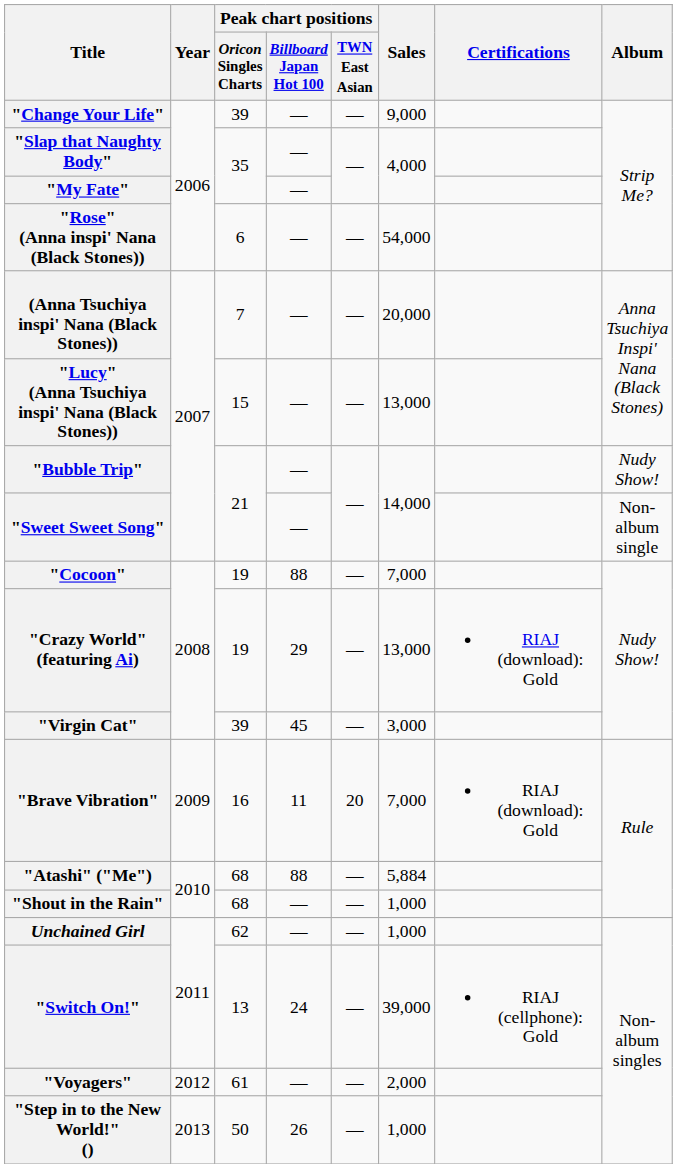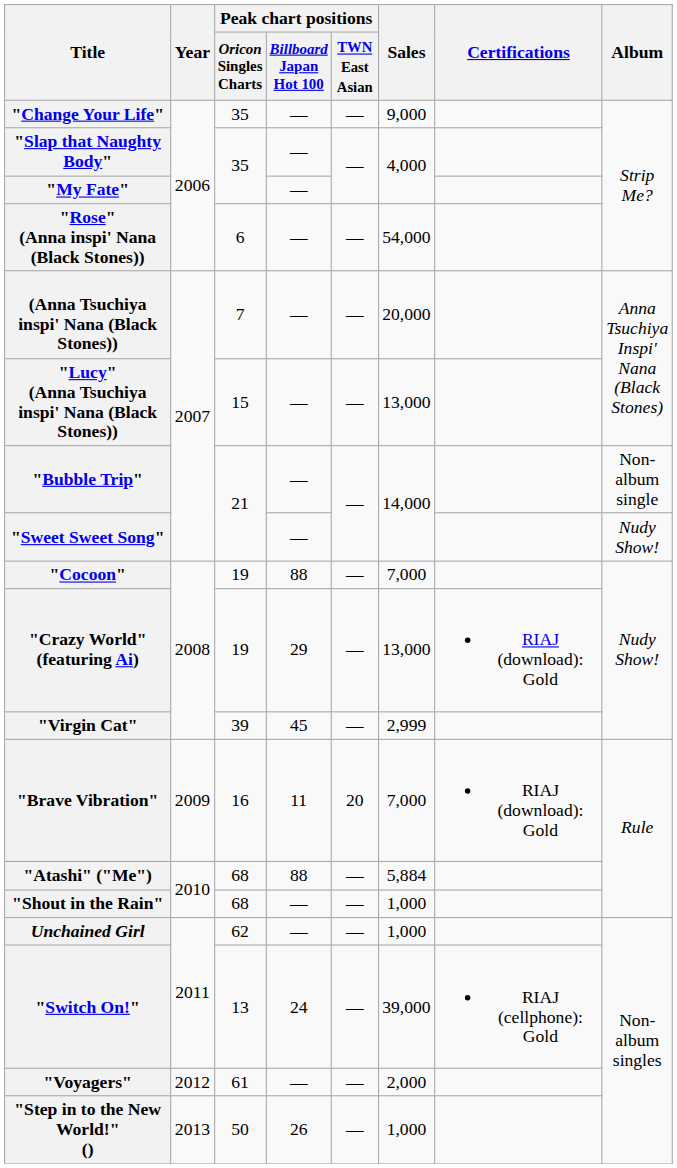(240, 113) 39 -> (240, 113) 35
(637, 469) Nudy Show! -> (637, 479) Non-album single
(637, 527) Non-album single -> (637, 536) Nudy Show!
(406, 725) 3,000 -> (406, 725) 2,999
